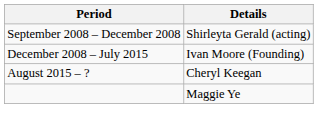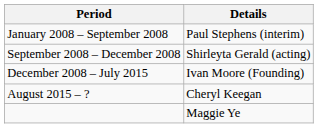+ row: (88, 34)
